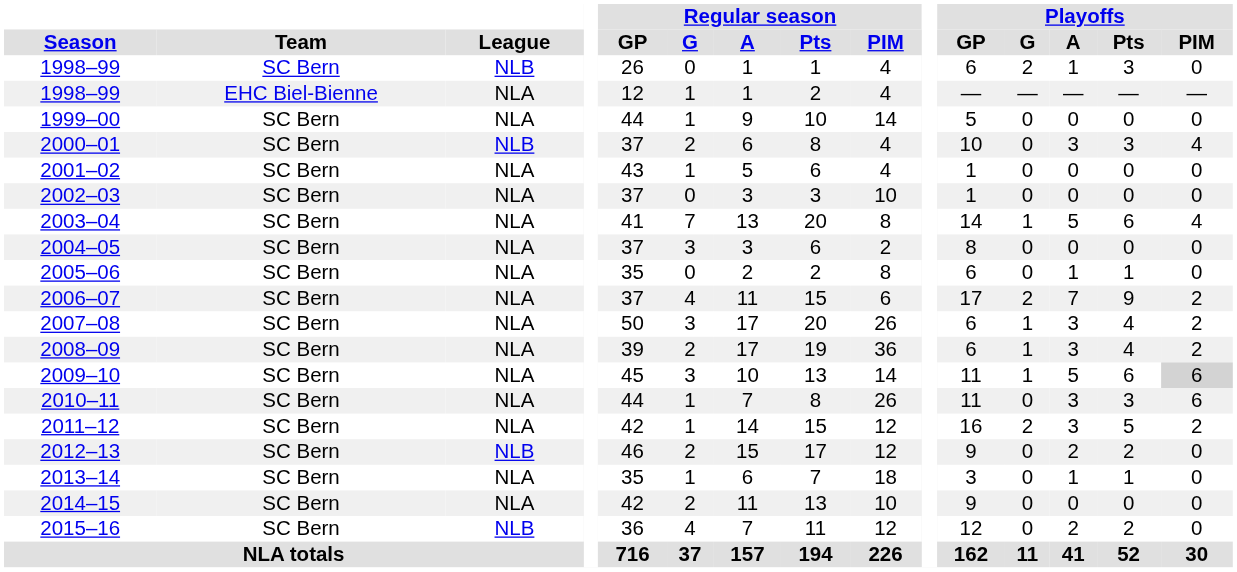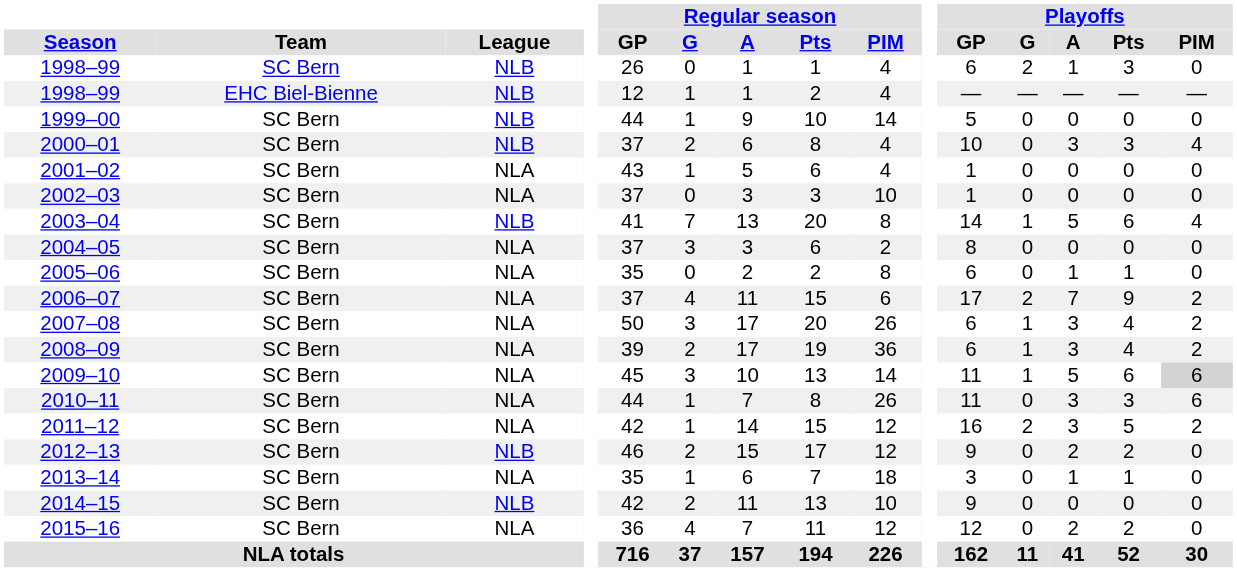(514, 93) NLA -> (514, 93) NLB
(514, 119) NLA -> (514, 119) NLB
(514, 221) NLA -> (514, 221) NLB
(514, 503) NLA -> (514, 503) NLB
(514, 528) NLB -> (514, 528) NLA
